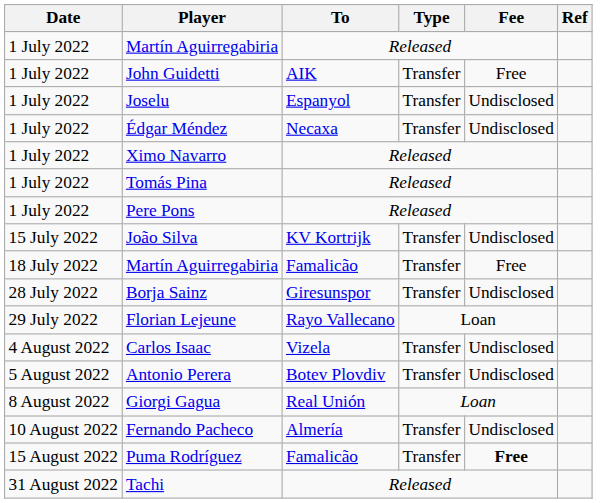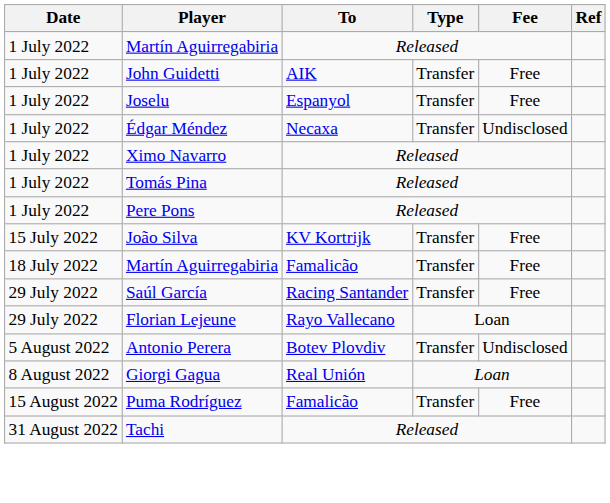(511, 100) Undisclosed -> (525, 100) Free
(511, 237) Undisclosed -> (525, 237) Free
- row: (166, 292)
+ row: (166, 292)
- row: (168, 347)
- row: (190, 429)
(511, 456) bold -> (525, 401) normal
